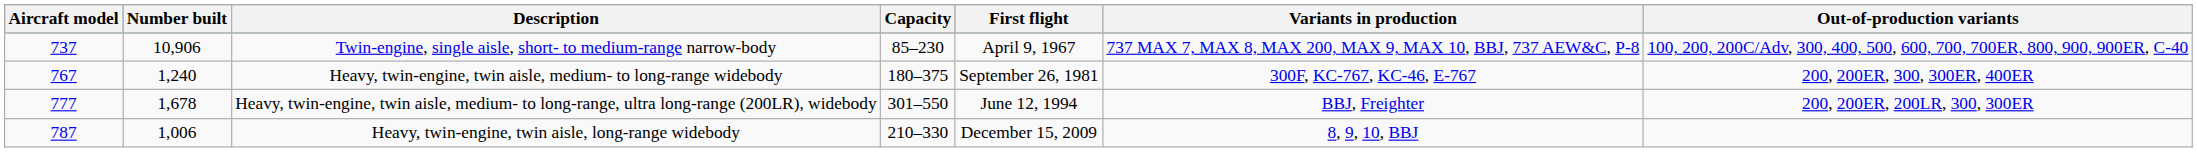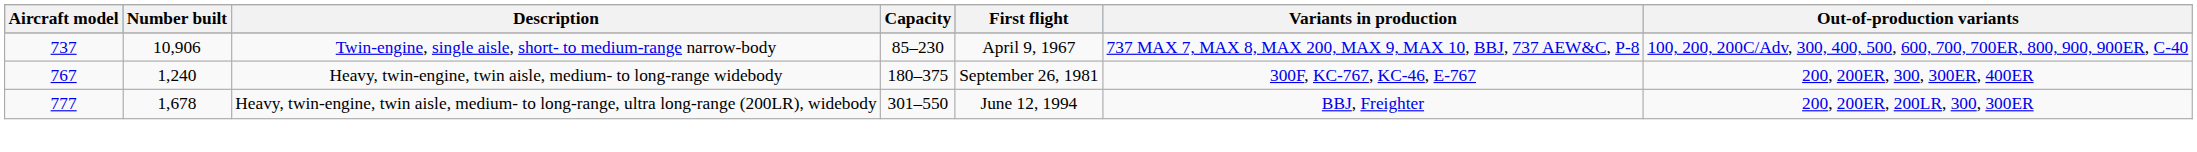- row: (556, 132)
